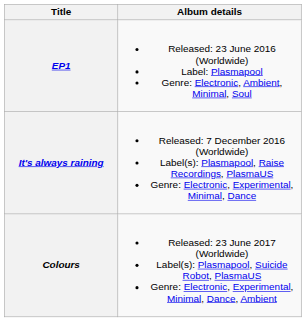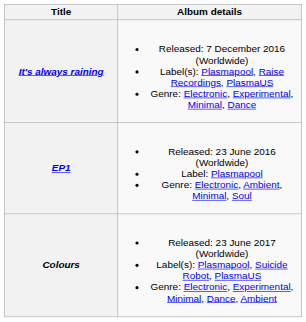rows swapped: (61, 65) <-> (61, 162)
